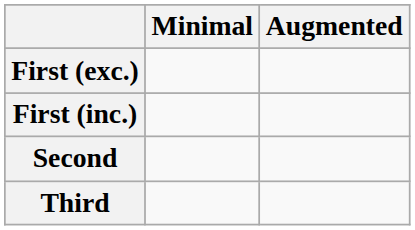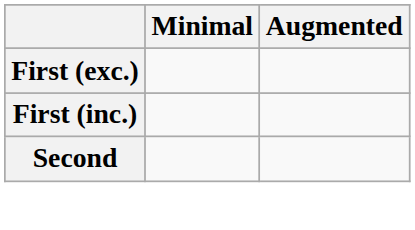- row: (75, 202)
